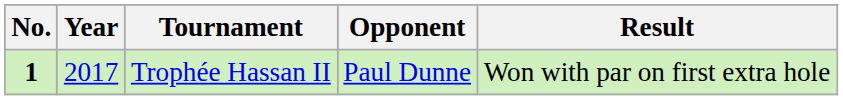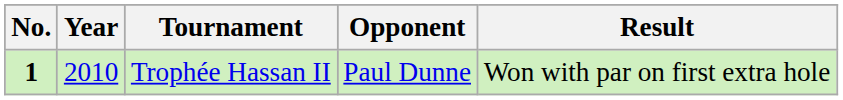(91, 71) 2017 -> (91, 71) 2010
